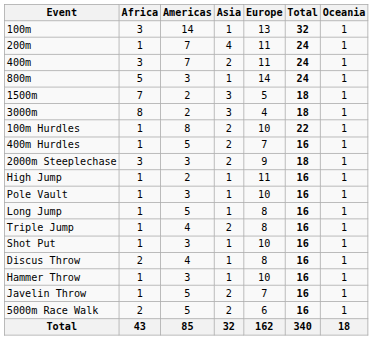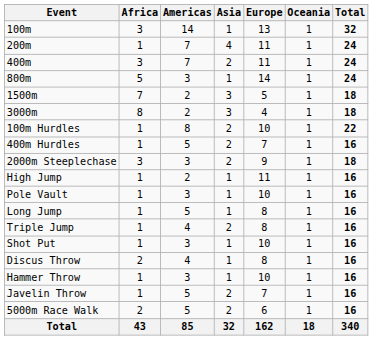columns swapped: (344, 13) <-> (303, 13)
